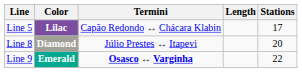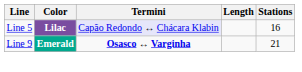(151, 28) no background -> (149, 28) lavender background
(278, 28) 17 -> (275, 28) 16
- row: (19, 43)
(278, 59) 22 -> (275, 43) 21
